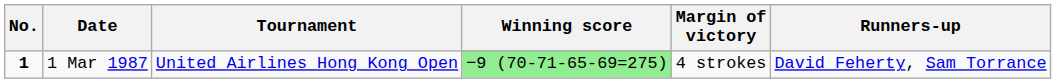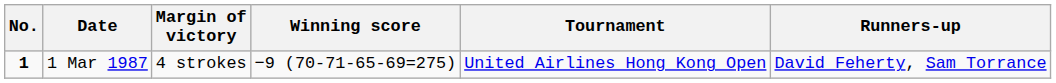columns swapped: (307, 28) <-> (721, 28)
(567, 65) lightgreen background -> (355, 65) no background
